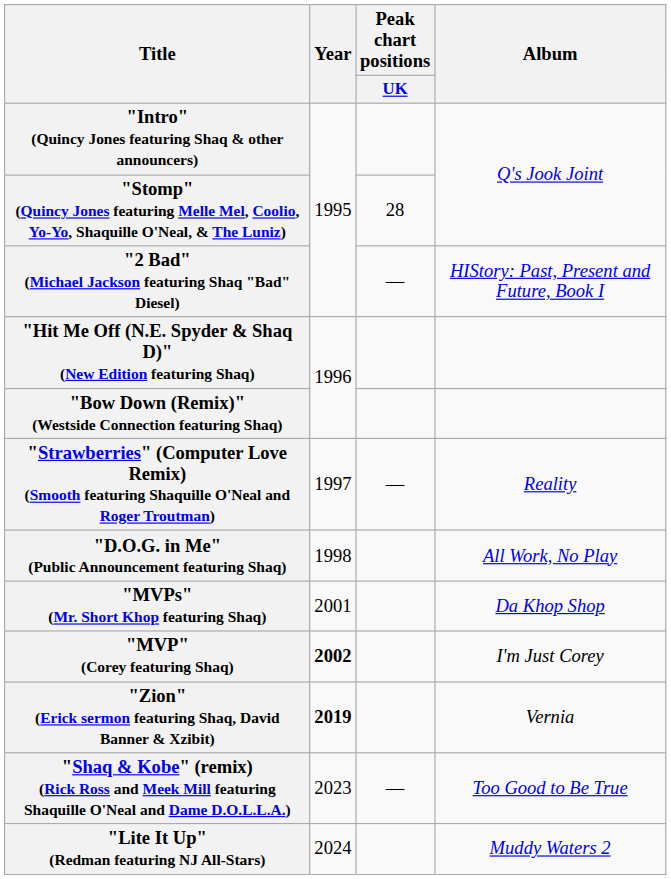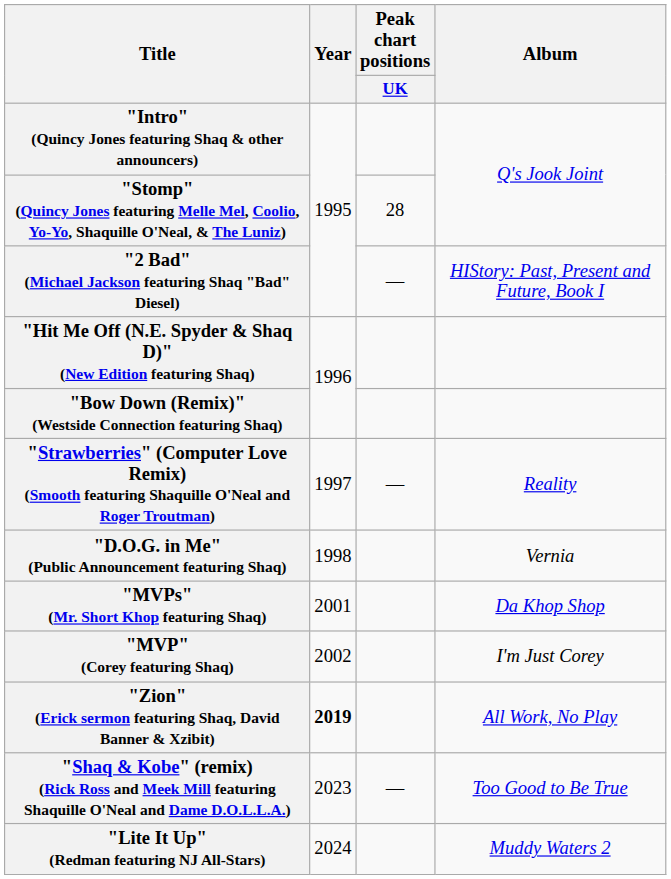(550, 555) All Work, No Play -> (550, 555) Vernia
(333, 656) bold -> (333, 656) normal
(550, 716) Vernia -> (550, 716) All Work, No Play
